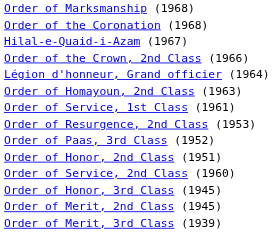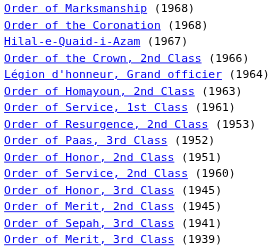+ row: (113, 223)
